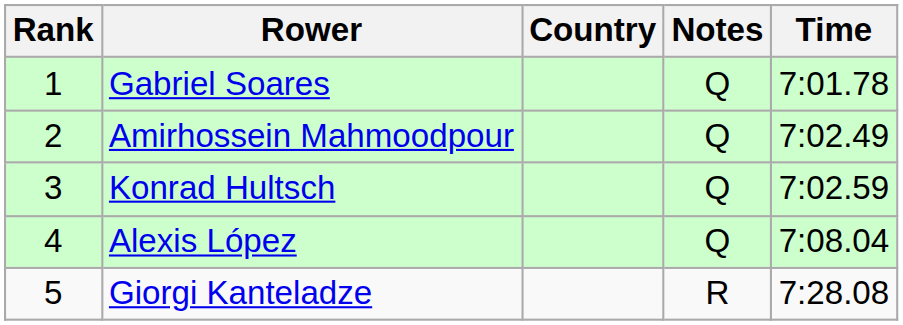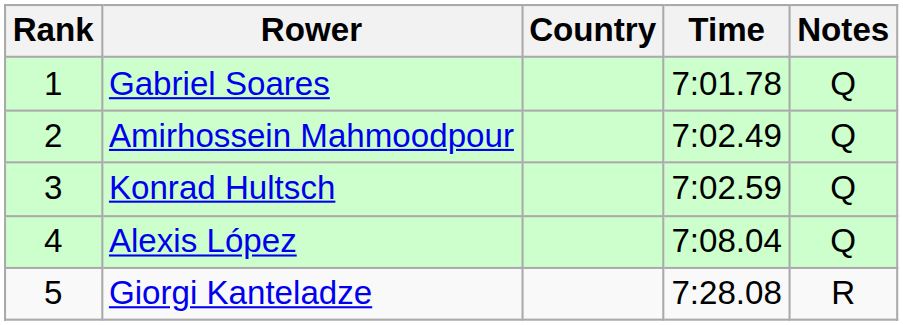columns swapped: (834, 30) <-> (717, 30)
